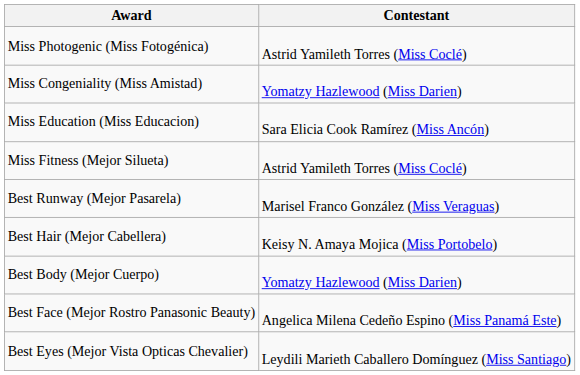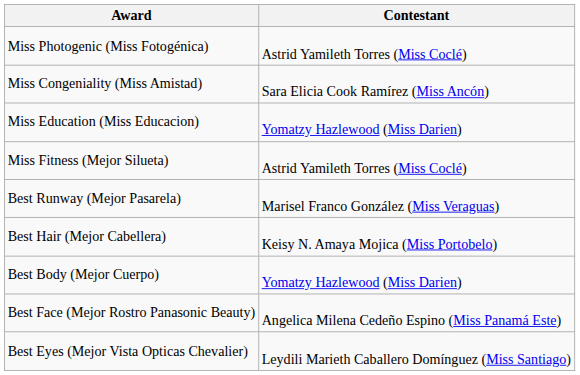(362, 92) Yomatzy Hazlewood (Miss Darien) -> (375, 92) Sara Elicia Cook Ramírez (Miss Ancón)
(375, 130) Sara Elicia Cook Ramírez (Miss Ancón) -> (362, 130) Yomatzy Hazlewood (Miss Darien)
